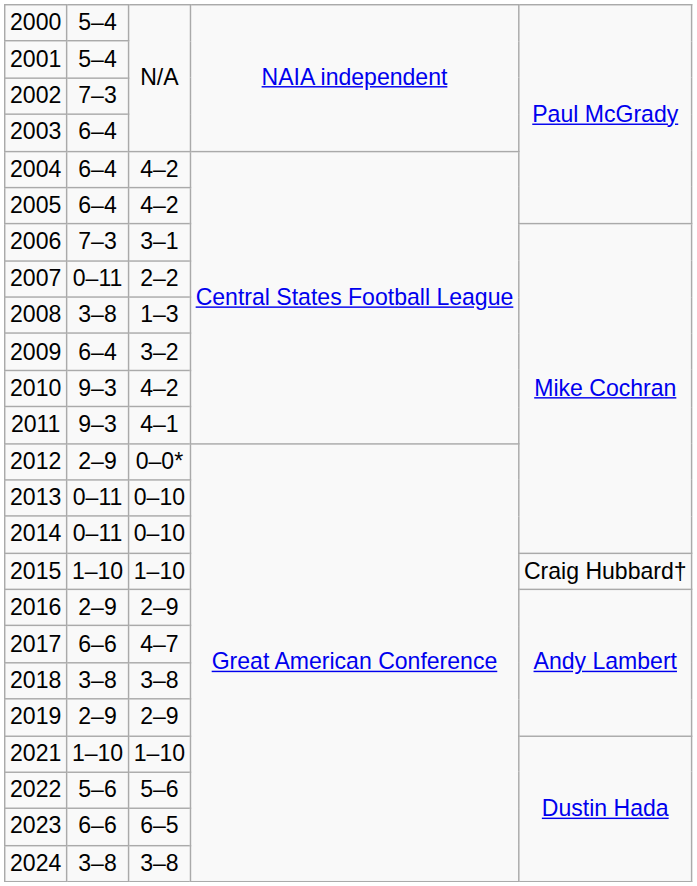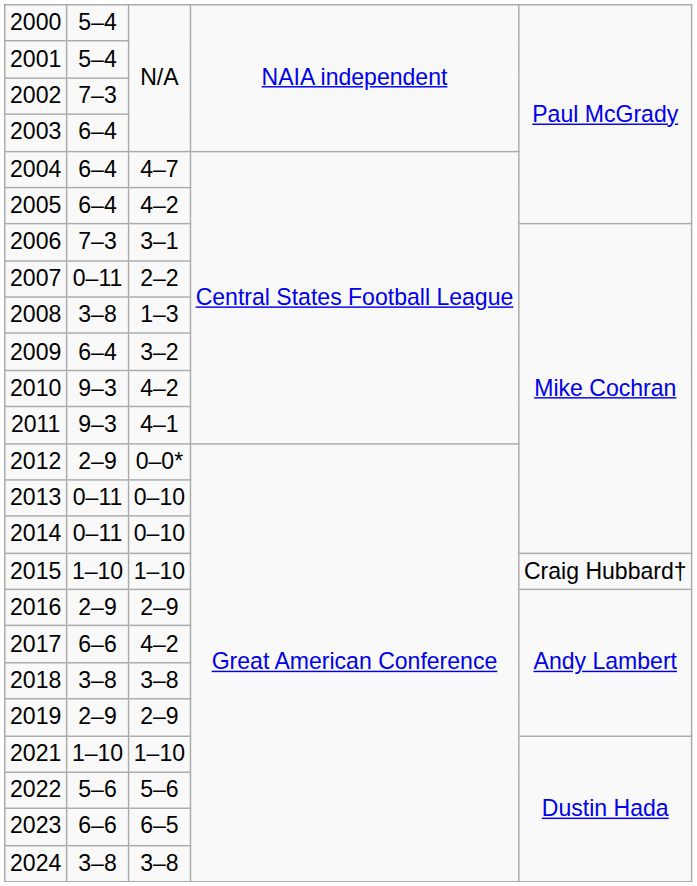(159, 168) 4–2 -> (159, 168) 4–7
(159, 643) 4–7 -> (159, 643) 4–2
